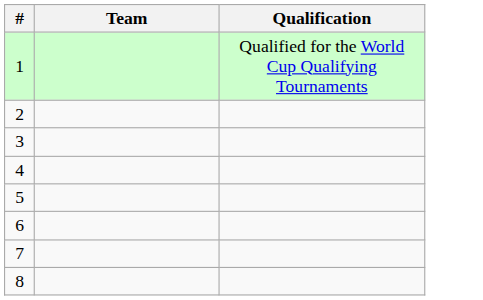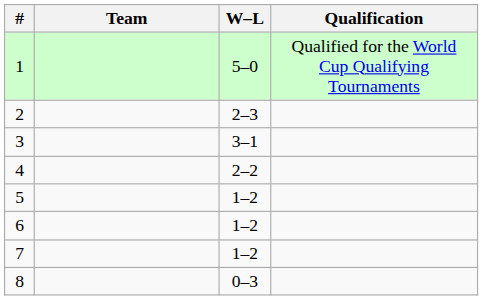+ column: (245, 18)
